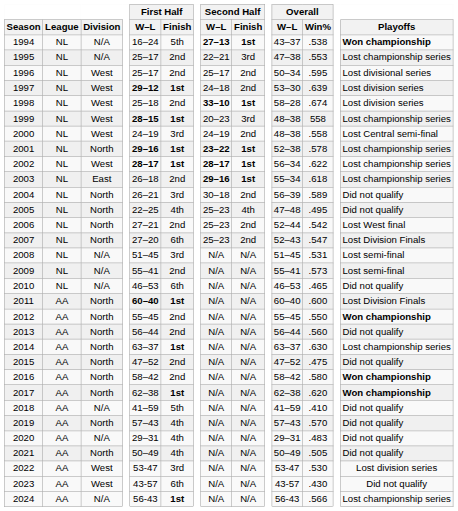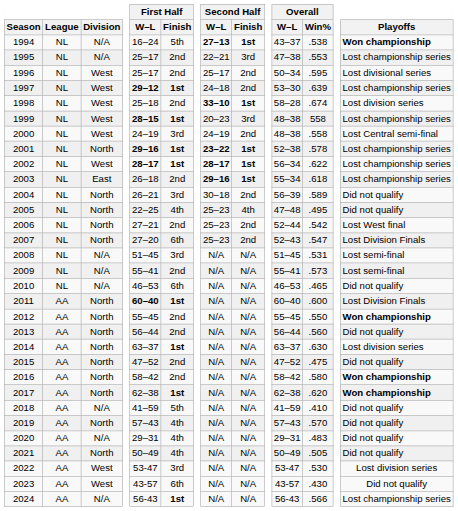(383, 88) Lost division series -> (397, 88) Lost championship series
(397, 347) Lost championship series -> (383, 347) Lost division series
